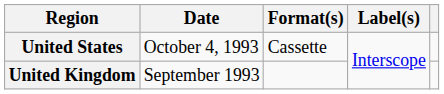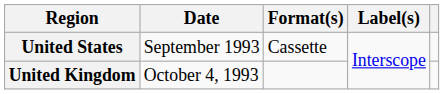(201, 46) October 4, 1993 -> (202, 46) September 1993
(202, 74) September 1993 -> (201, 74) October 4, 1993
